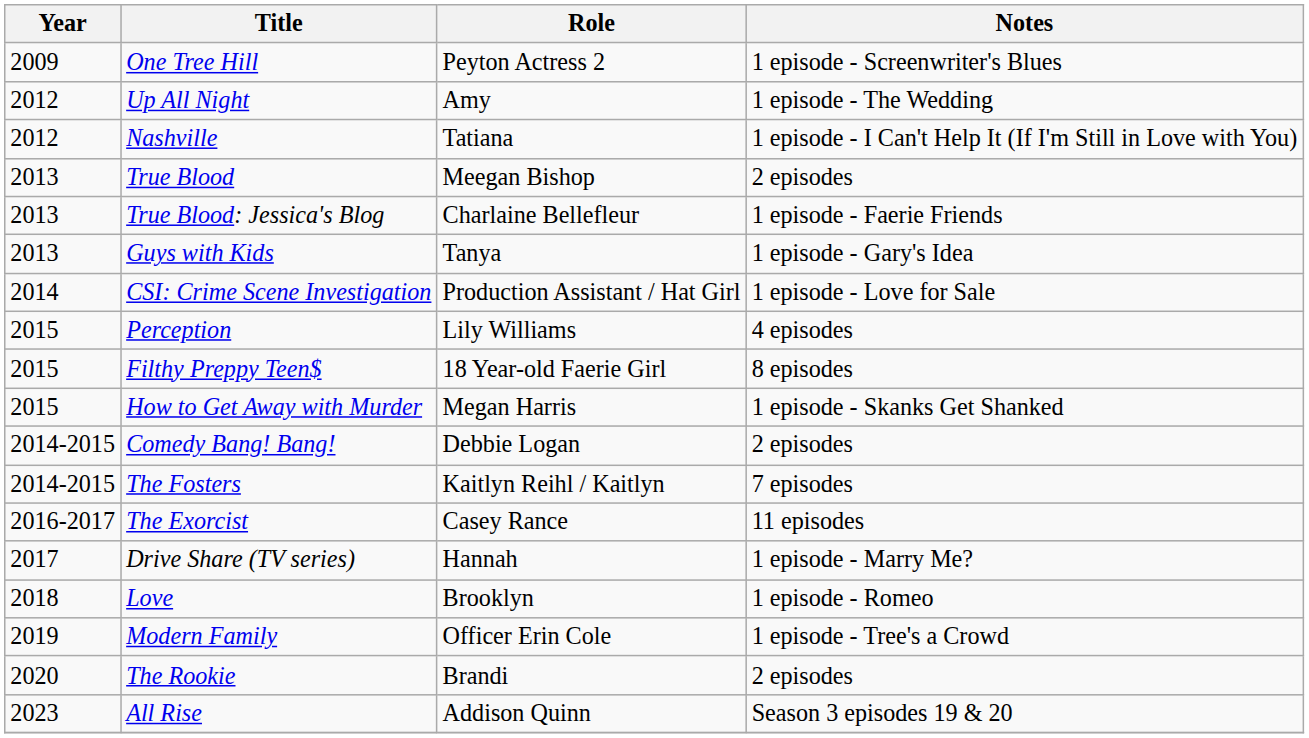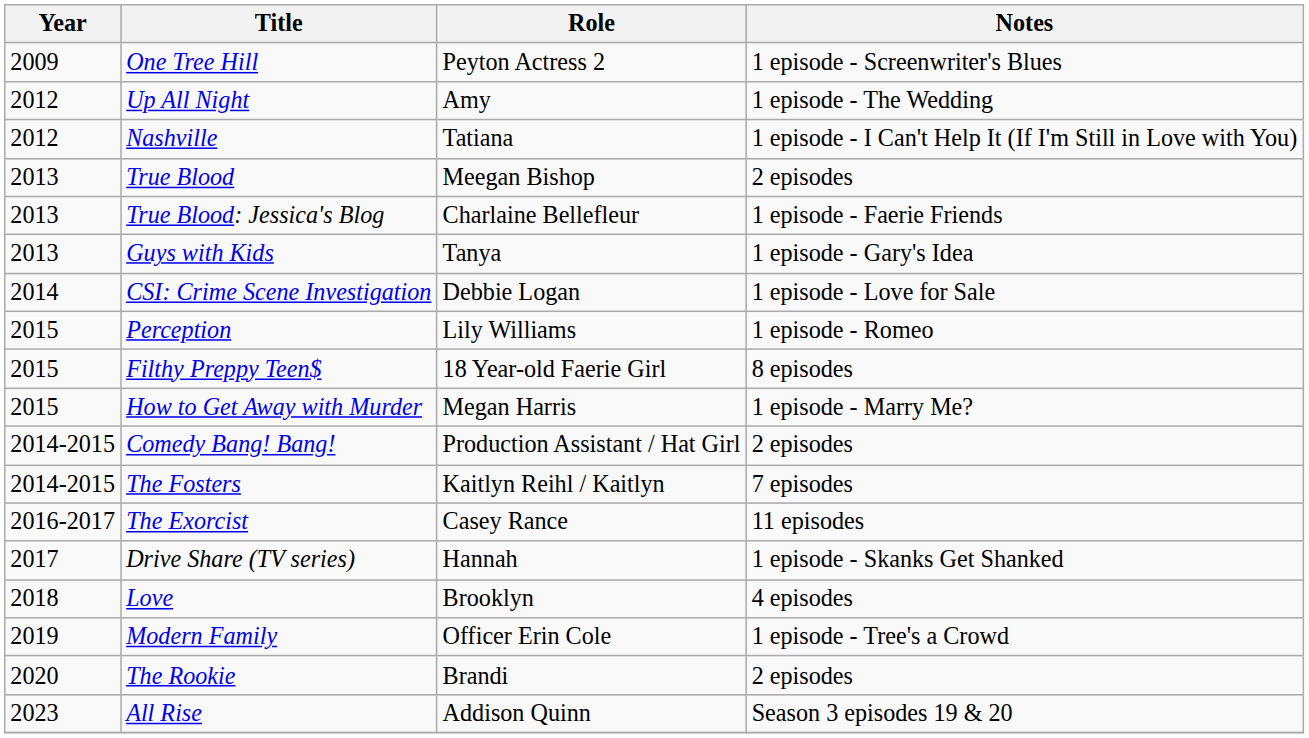(592, 291) Production Assistant / Hat Girl -> (511, 291) Debbie Logan
(802, 330) 4 episodes -> (843, 330) 1 episode - Romeo
(908, 406) 1 episode - Skanks Get Shanked -> (862, 406) 1 episode - Marry Me?
(511, 445) Debbie Logan -> (592, 445) Production Assistant / Hat Girl
(862, 560) 1 episode - Marry Me? -> (908, 560) 1 episode - Skanks Get Shanked
(843, 598) 1 episode - Romeo -> (802, 598) 4 episodes
